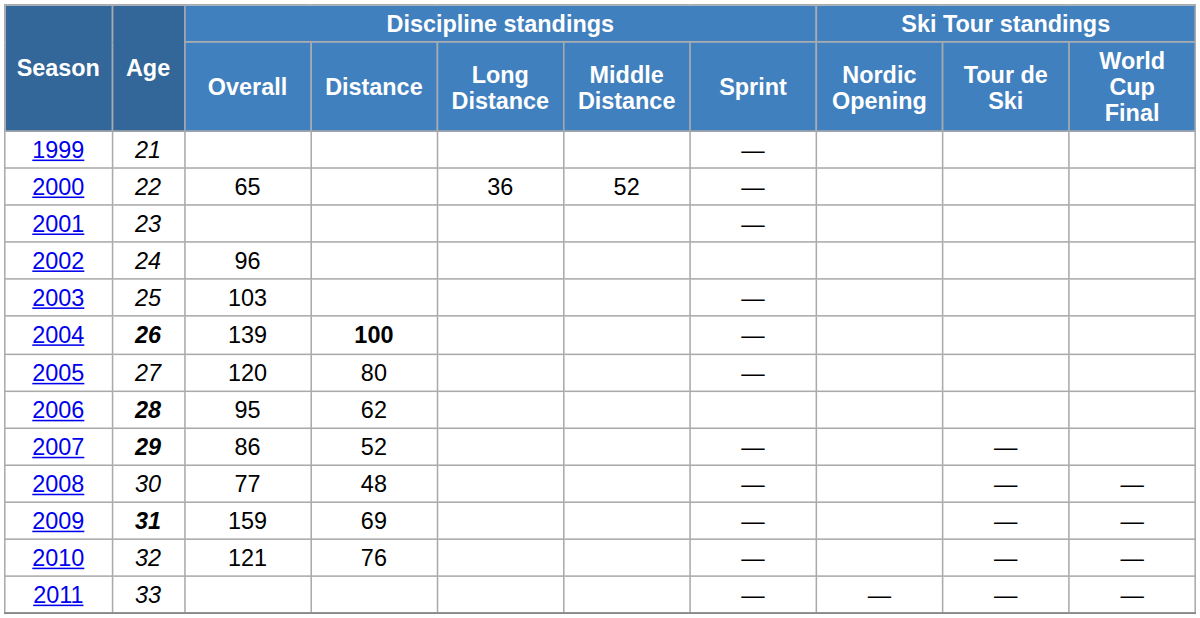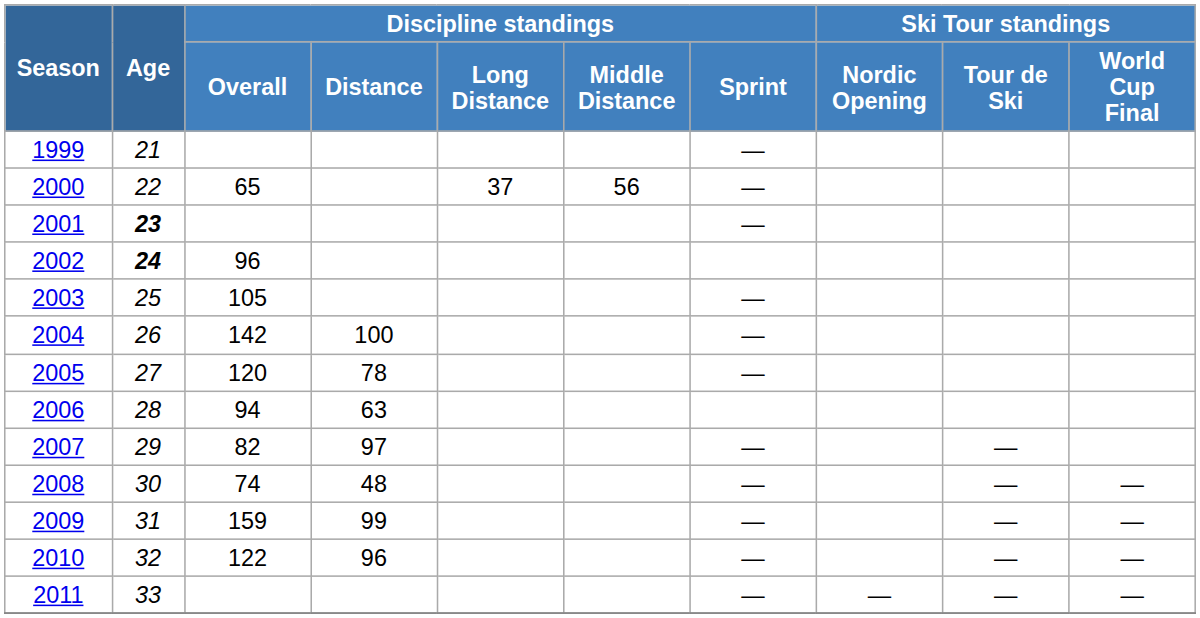(500, 187) 36 -> (500, 187) 37
(627, 187) 52 -> (627, 187) 56
(148, 224) normal -> (148, 224) bold
(148, 261) normal -> (148, 261) bold
(248, 298) 103 -> (248, 298) 105
(148, 335) bold -> (148, 335) normal
(248, 335) 139 -> (248, 335) 142
(374, 335) bold -> (374, 335) normal
(374, 372) 80 -> (374, 372) 78
(148, 409) bold -> (148, 409) normal
(248, 409) 95 -> (248, 409) 94
(374, 409) 62 -> (374, 409) 63
(148, 446) bold -> (148, 446) normal
(248, 446) 86 -> (248, 446) 82
(374, 446) 52 -> (374, 446) 97
(248, 483) 77 -> (248, 483) 74
(148, 521) bold -> (148, 521) normal
(374, 521) 69 -> (374, 521) 99
(248, 558) 121 -> (248, 558) 122
(374, 558) 76 -> (374, 558) 96
